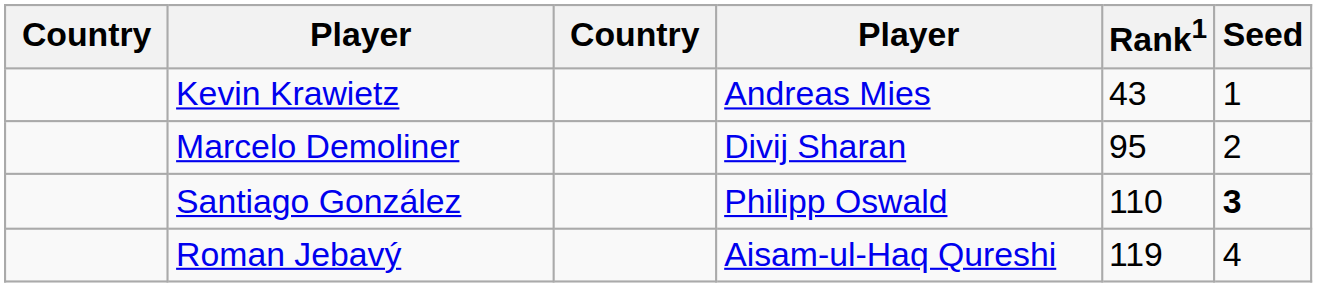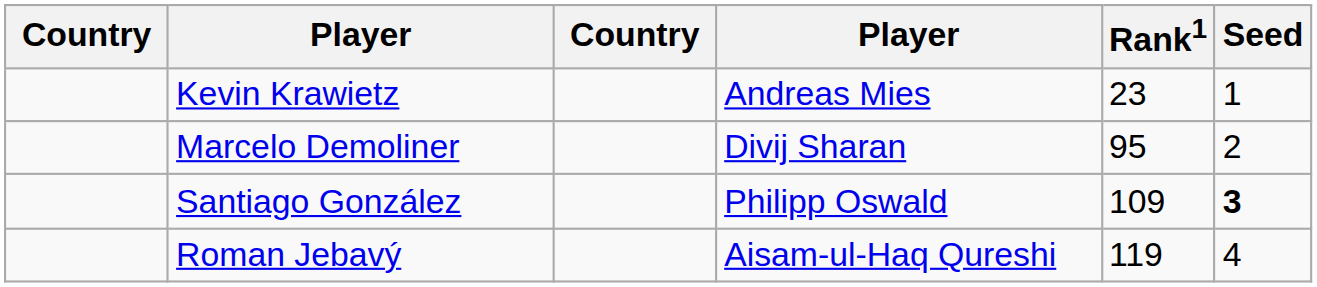(1128, 93) 43 -> (1128, 93) 23
(1136, 201) 110 -> (1137, 201) 109
